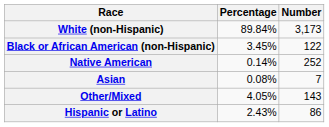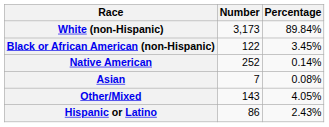columns swapped: (302, 12) <-> (248, 12)
